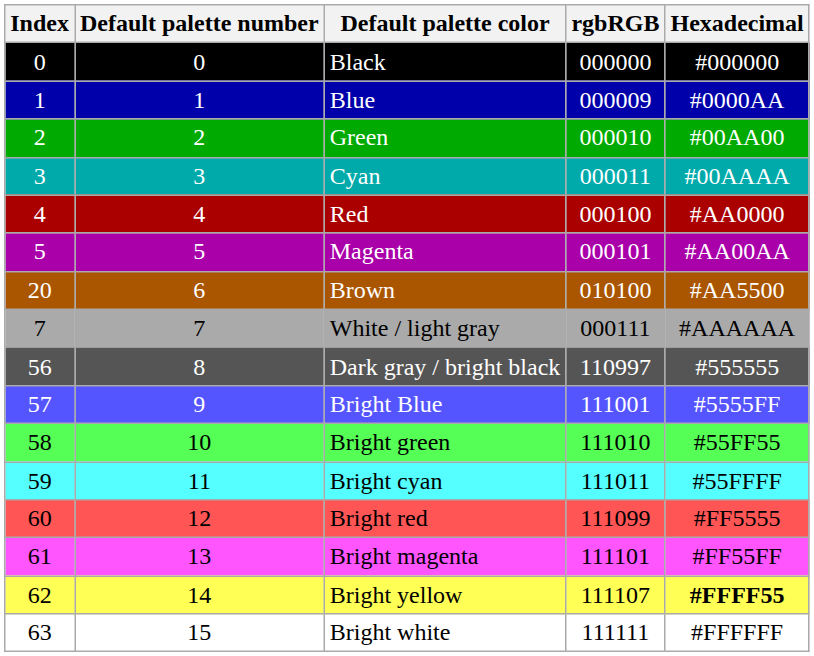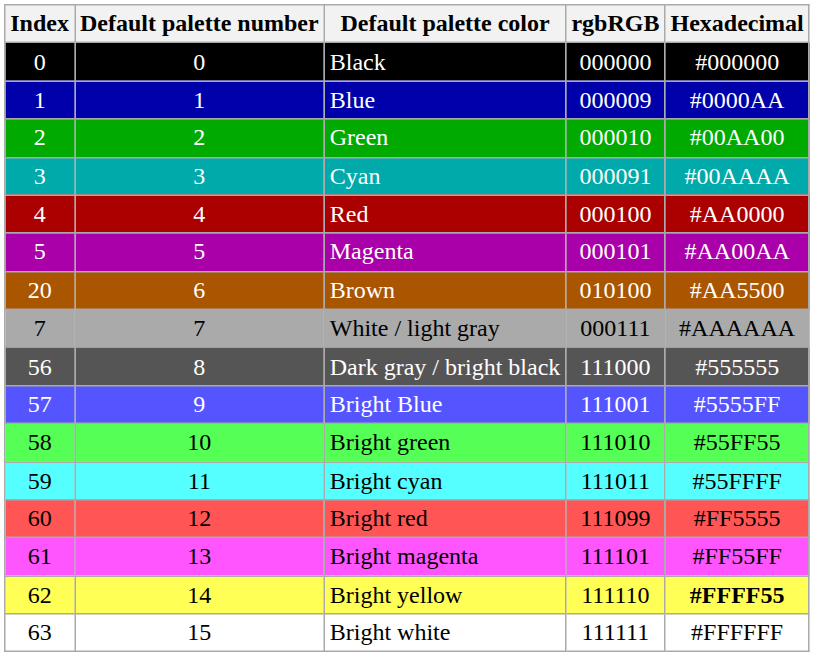(615, 175) 000011 -> (615, 175) 000091
(615, 366) 110997 -> (615, 366) 111000
(615, 594) 111107 -> (615, 594) 111110
